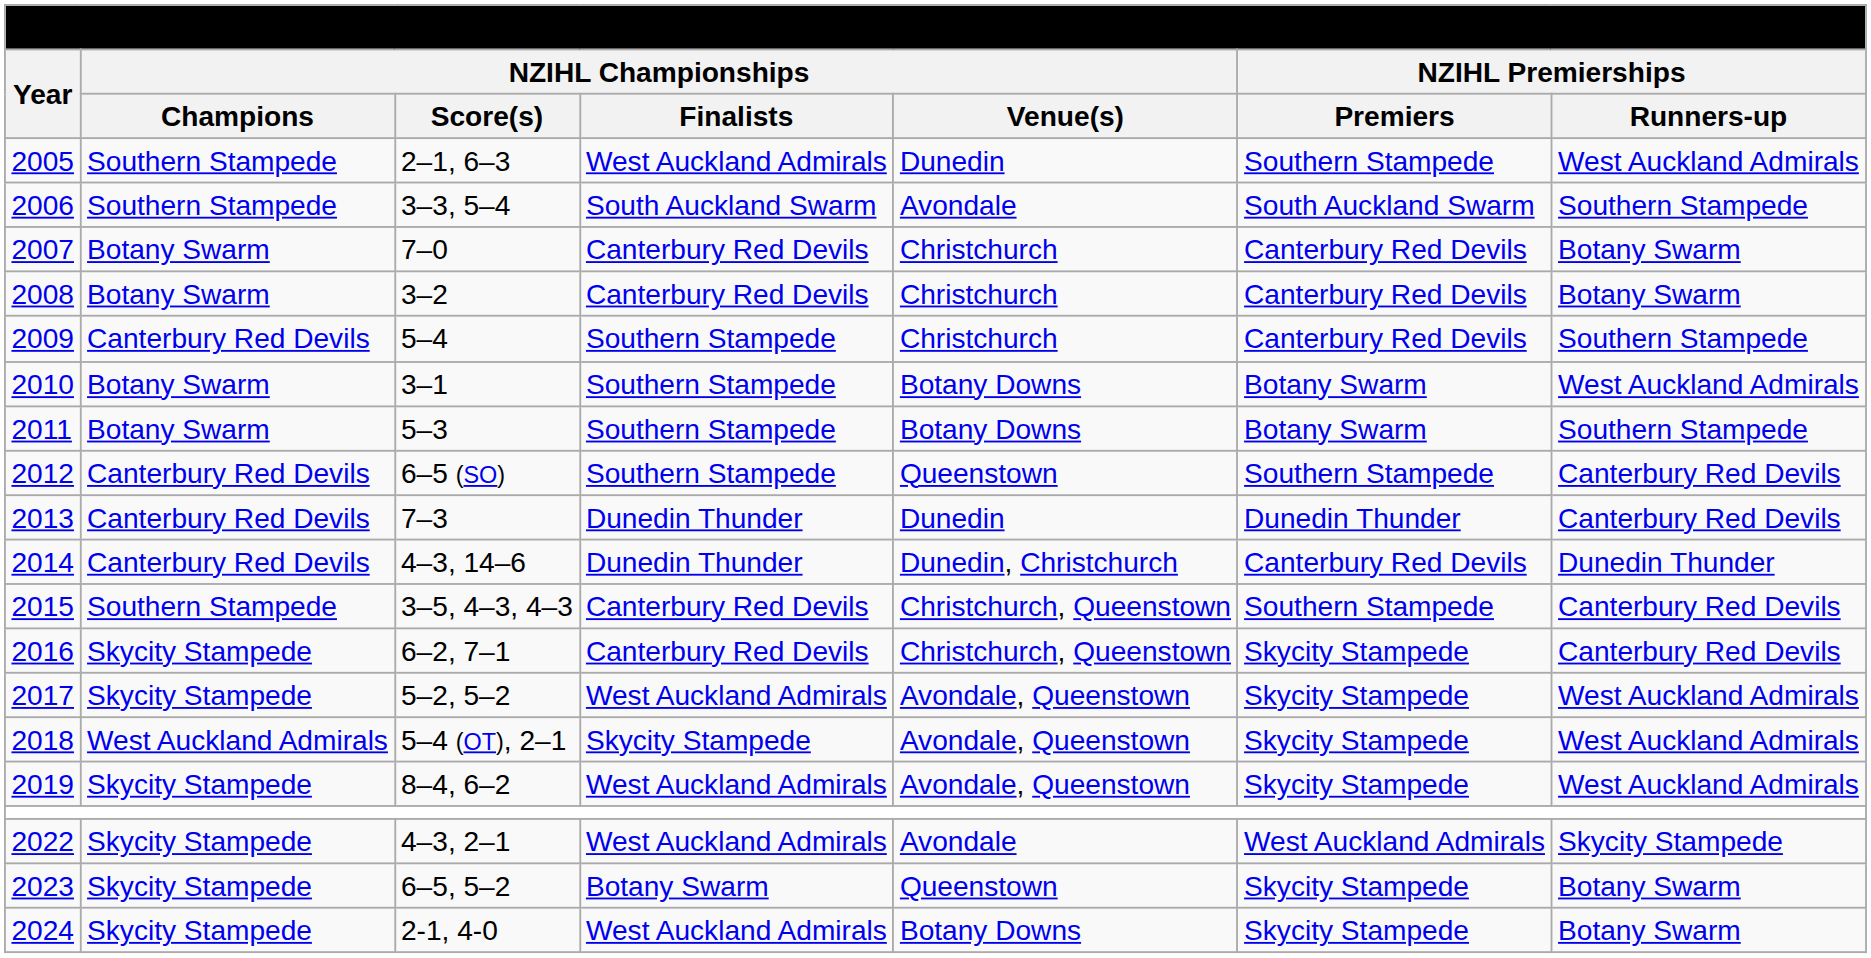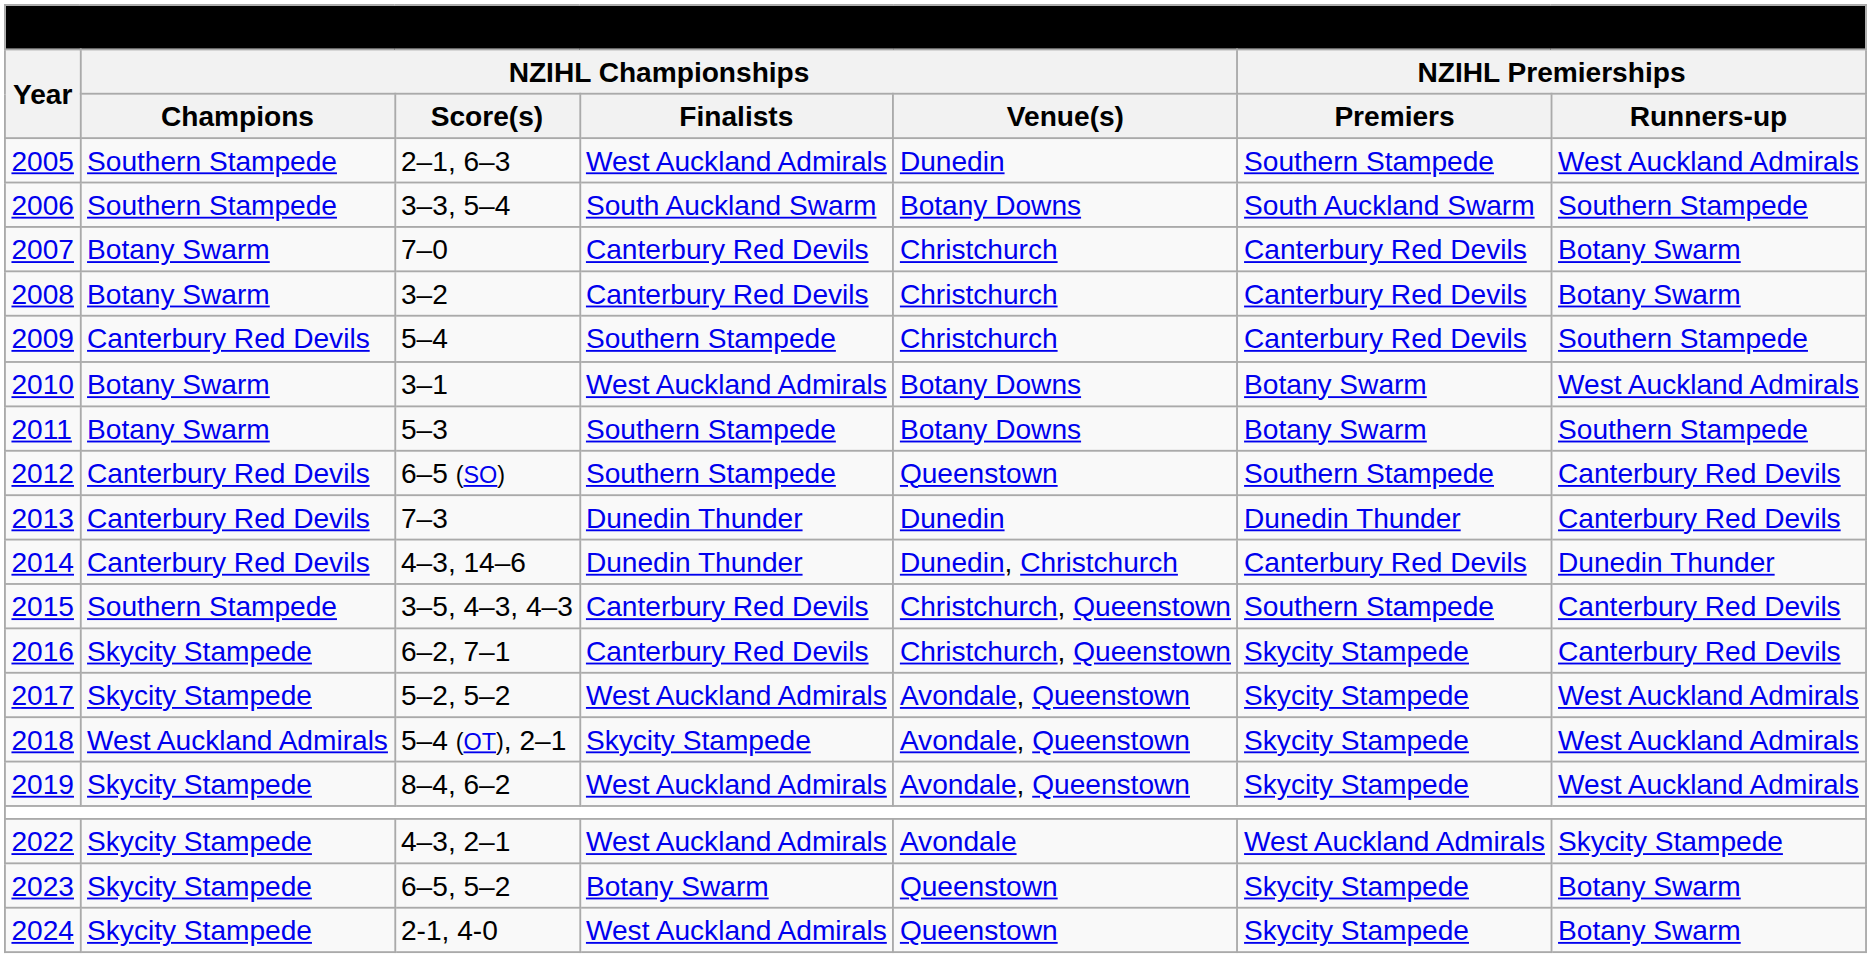(958, 205) Avondale -> (990, 205) Botany Downs
(711, 383) Southern Stampede -> (736, 383) West Auckland Admirals
(990, 931) Botany Downs -> (979, 931) Queenstown
